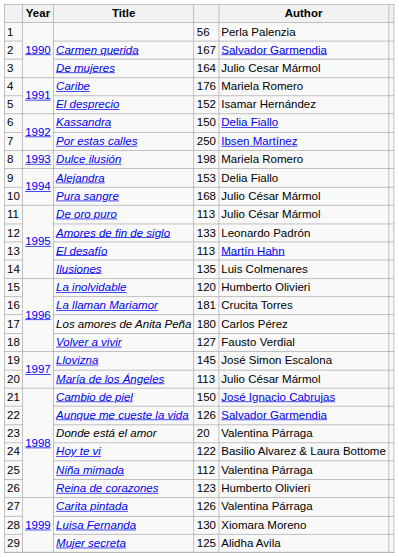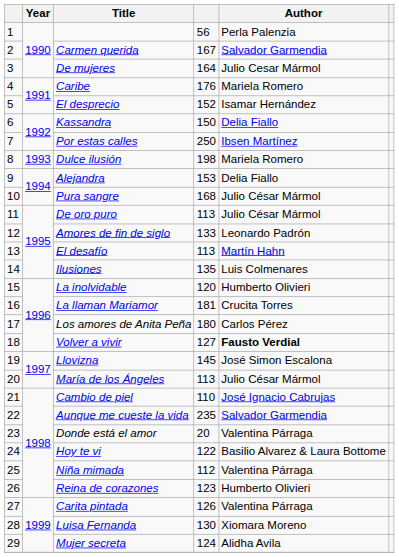(258, 342) normal -> (261, 342) bold
(206, 397) 150 -> (206, 397) 110
(206, 415) 126 -> (206, 415) 235
(206, 543) 125 -> (206, 543) 124
